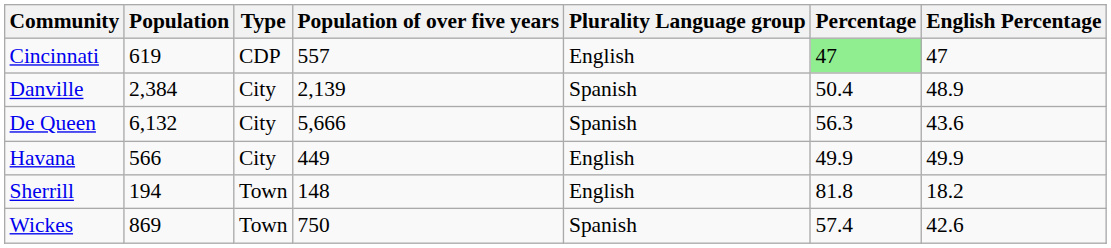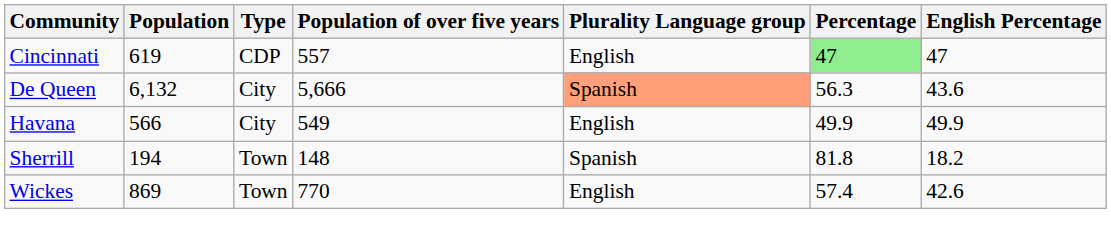- row: (47, 89)
(603, 123) no background -> (603, 89) lightsalmon background
(314, 157) 449 -> (314, 123) 549
(602, 191) English -> (603, 157) Spanish
(314, 225) 750 -> (314, 191) 770
(603, 225) Spanish -> (602, 191) English
